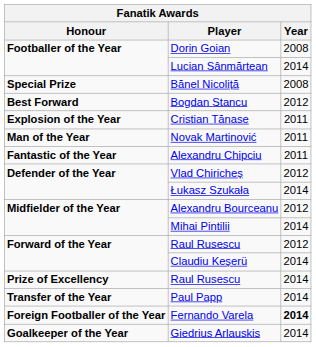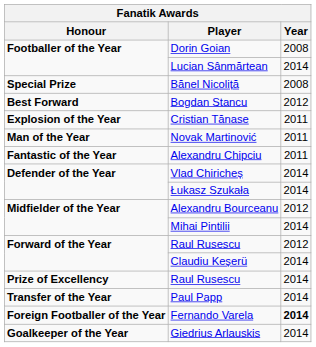(296, 173) 2012 -> (296, 173) 2014
